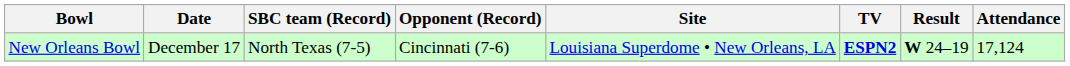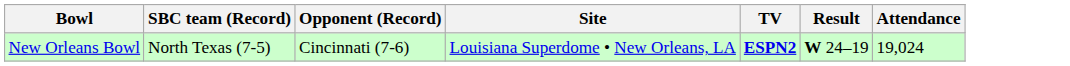- column: (194, 18)
(1000, 47) 17,124 -> (900, 47) 19,024
